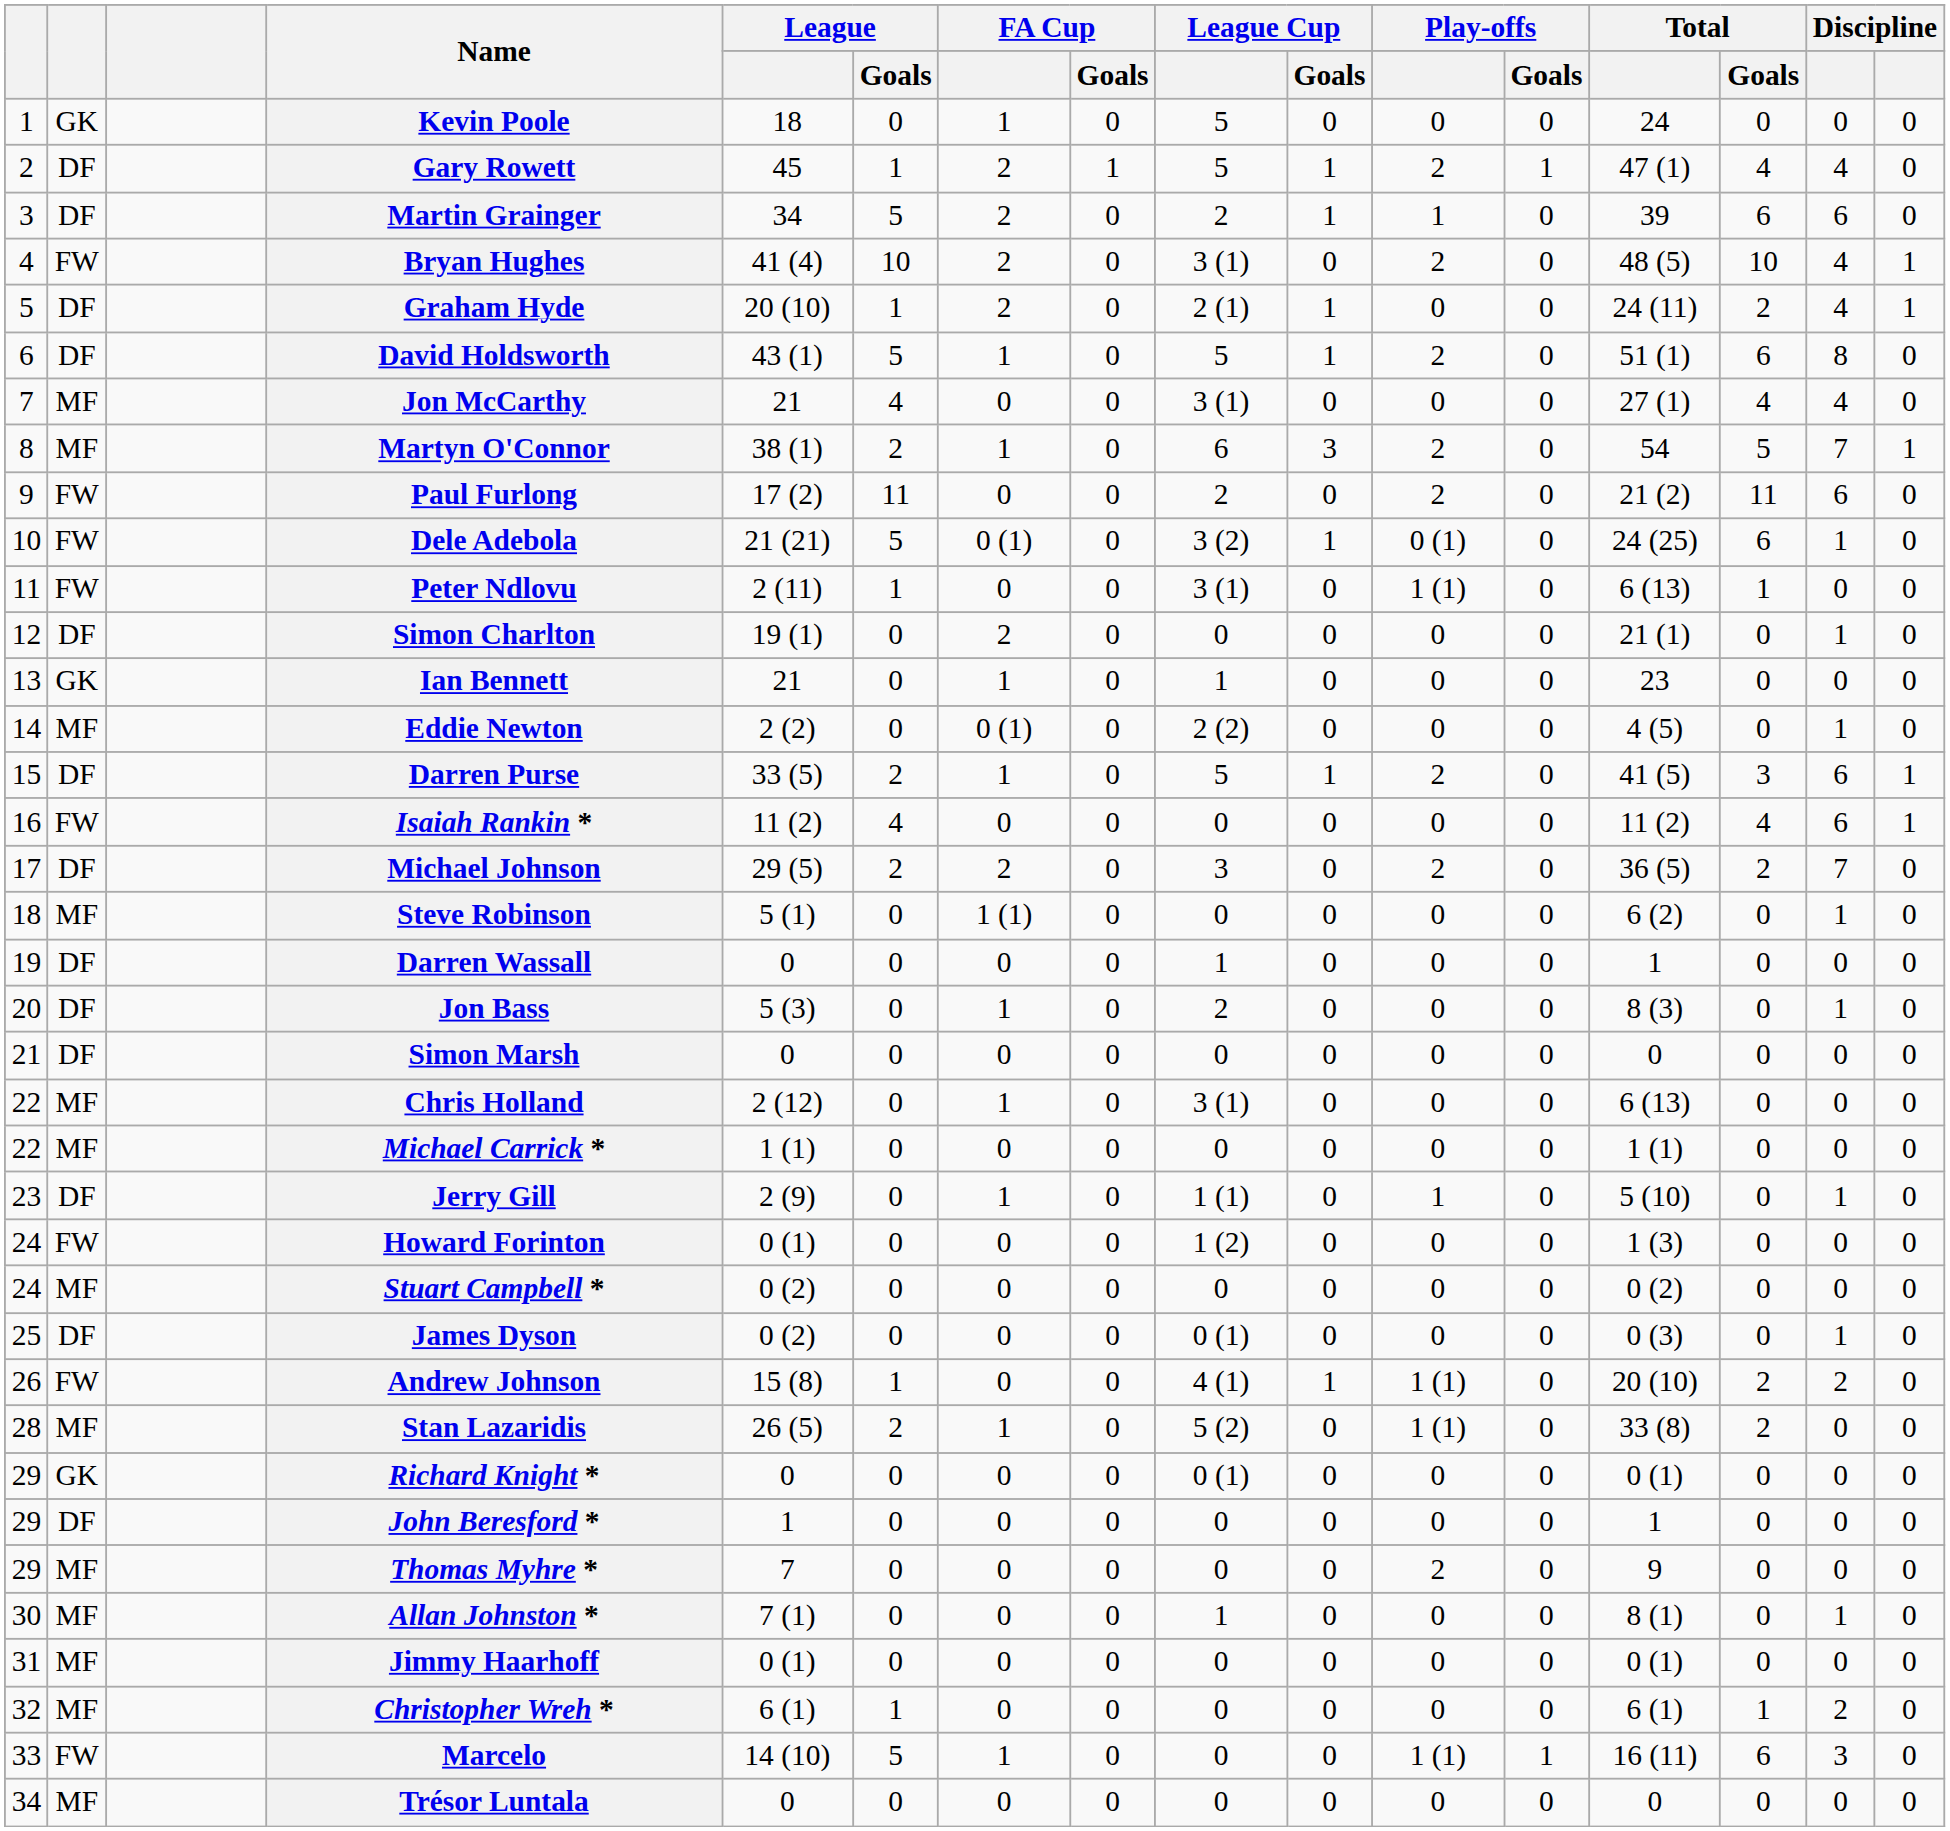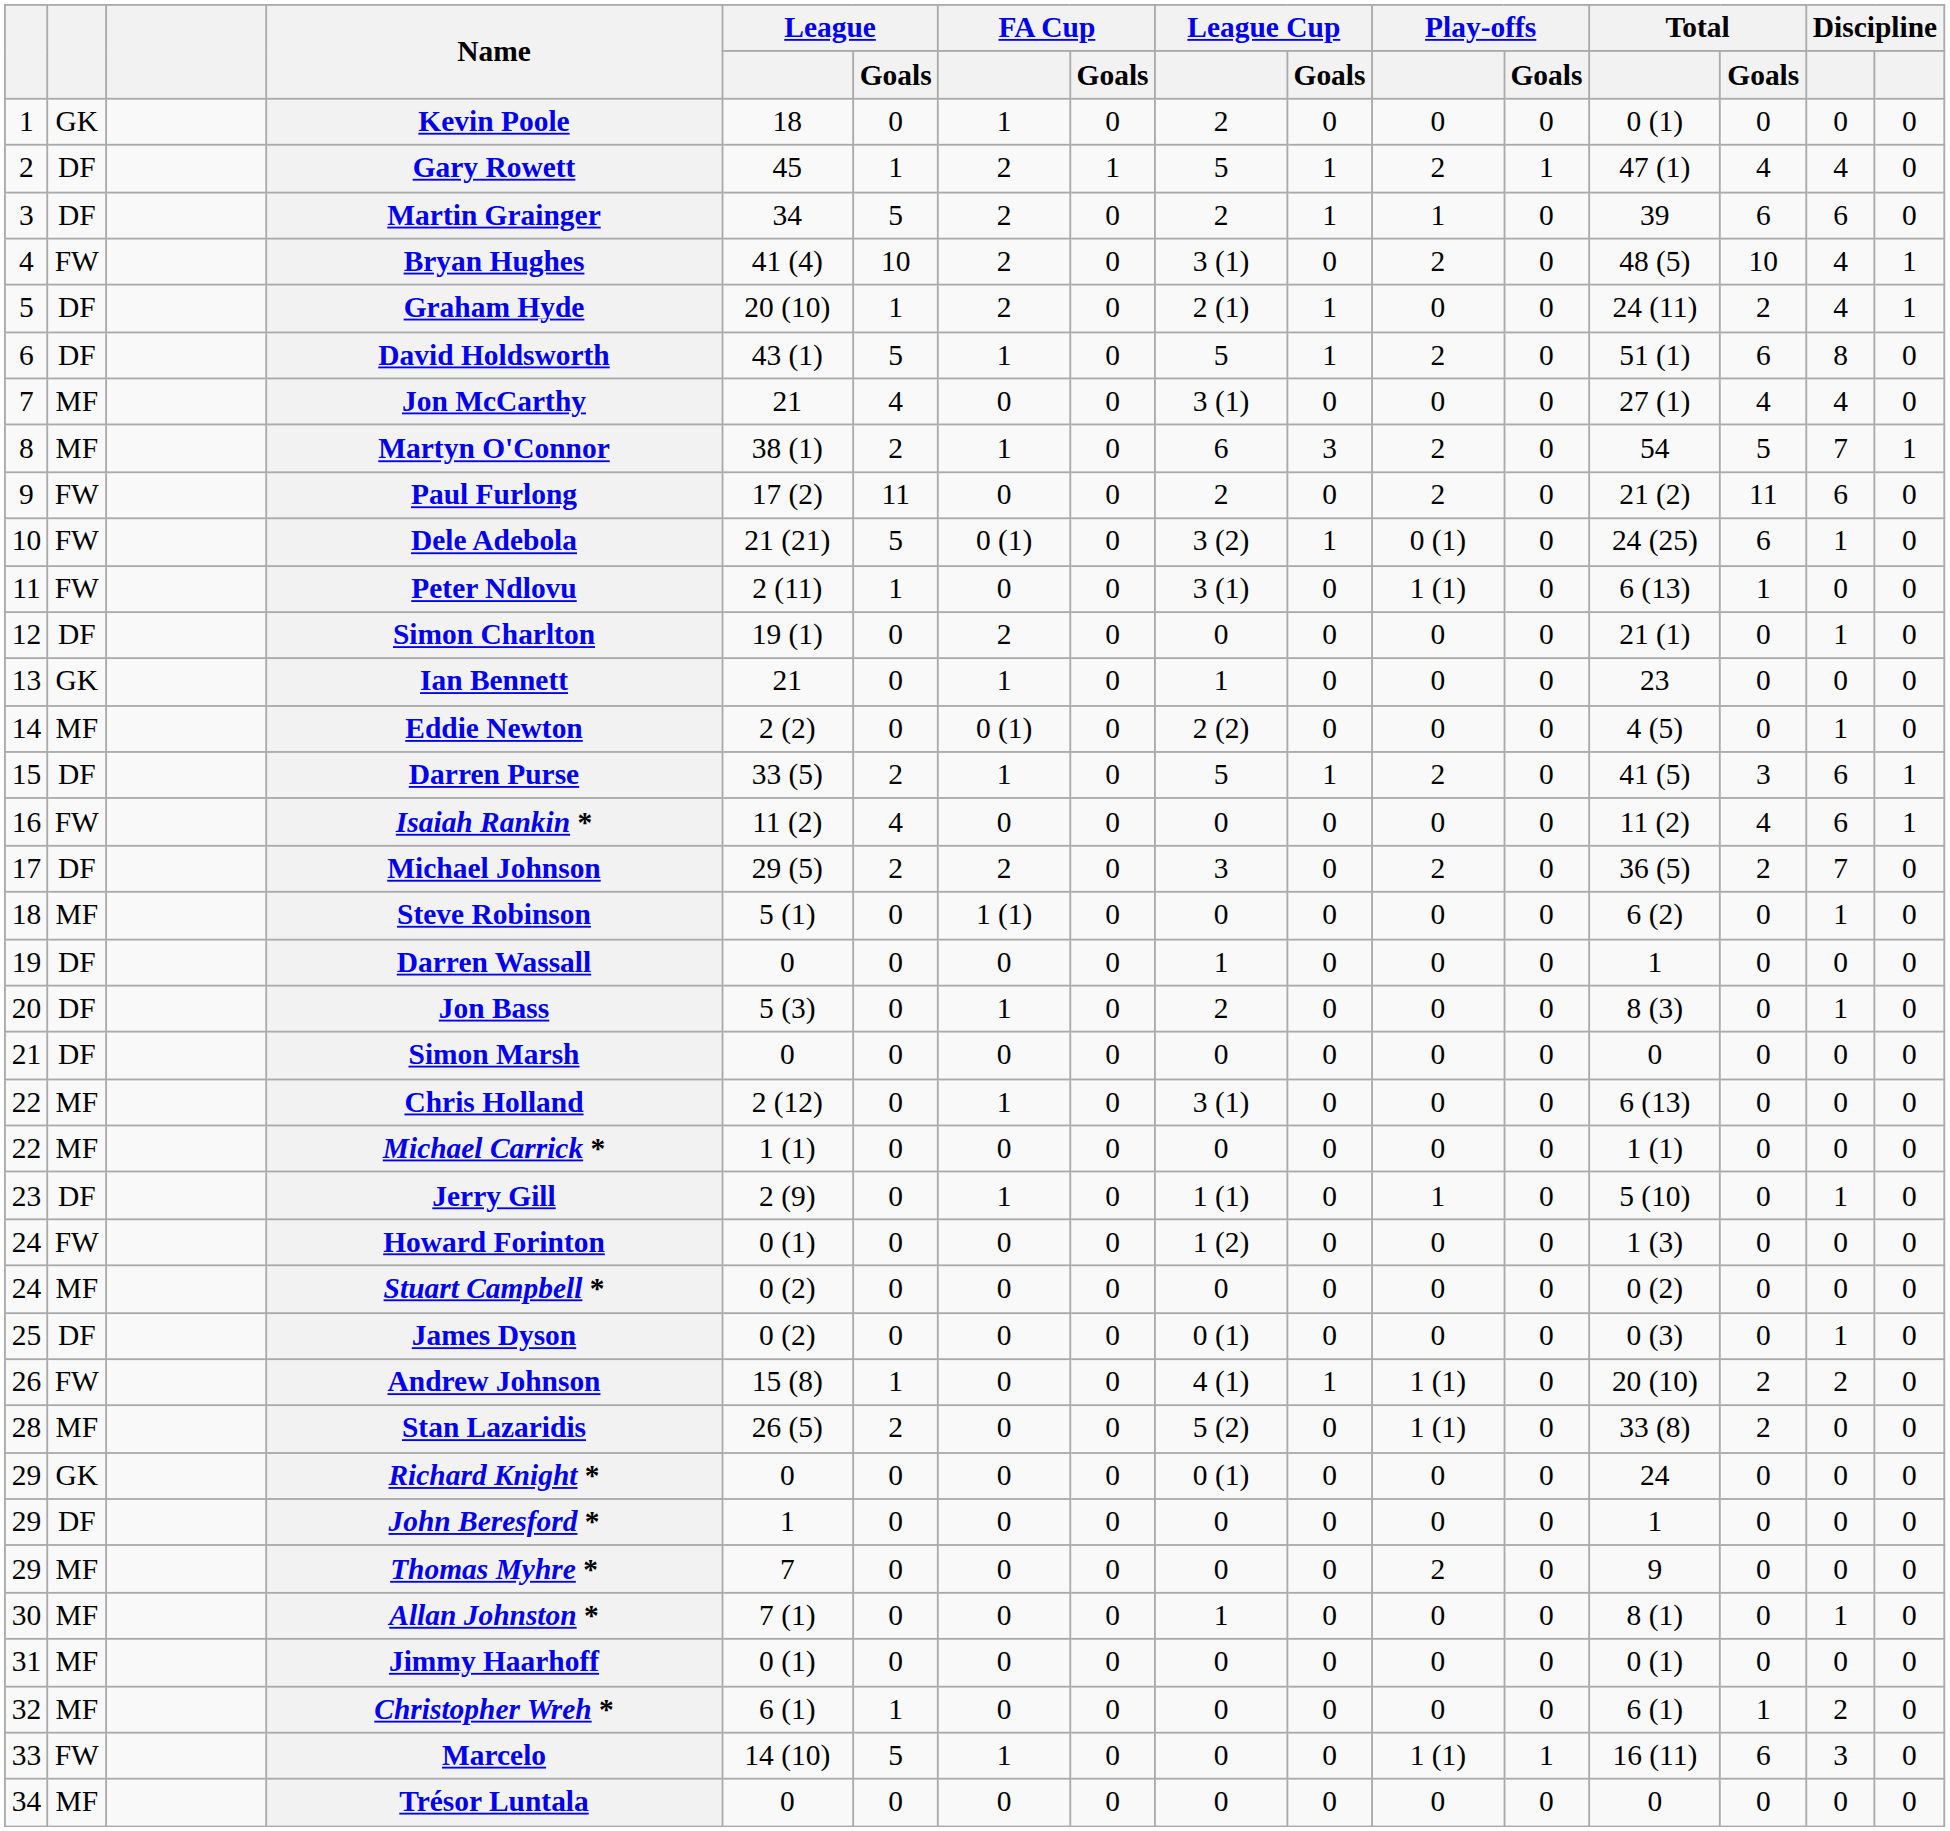(1221, 121) 5 -> (1221, 121) 2
(1655, 121) 24 -> (1655, 121) 0 (1)
(1004, 1428) 1 -> (1004, 1428) 0
(1655, 1475) 0 (1) -> (1655, 1475) 24
